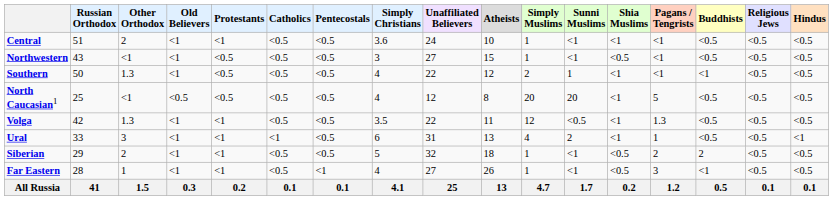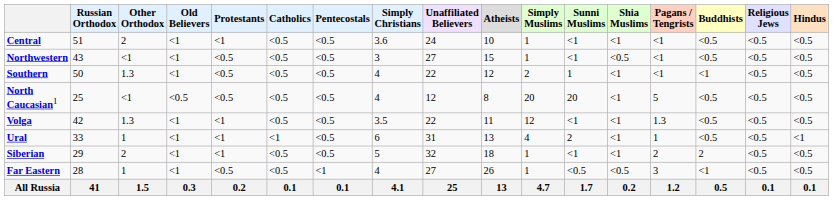(577, 121) <0.5 -> (573, 121) <1
(123, 137) 3 -> (123, 137) 1
(619, 154) <0.5 -> (616, 154) <1
(220, 170) <1 -> (224, 170) <0.5
(573, 170) <1 -> (577, 170) <0.5
